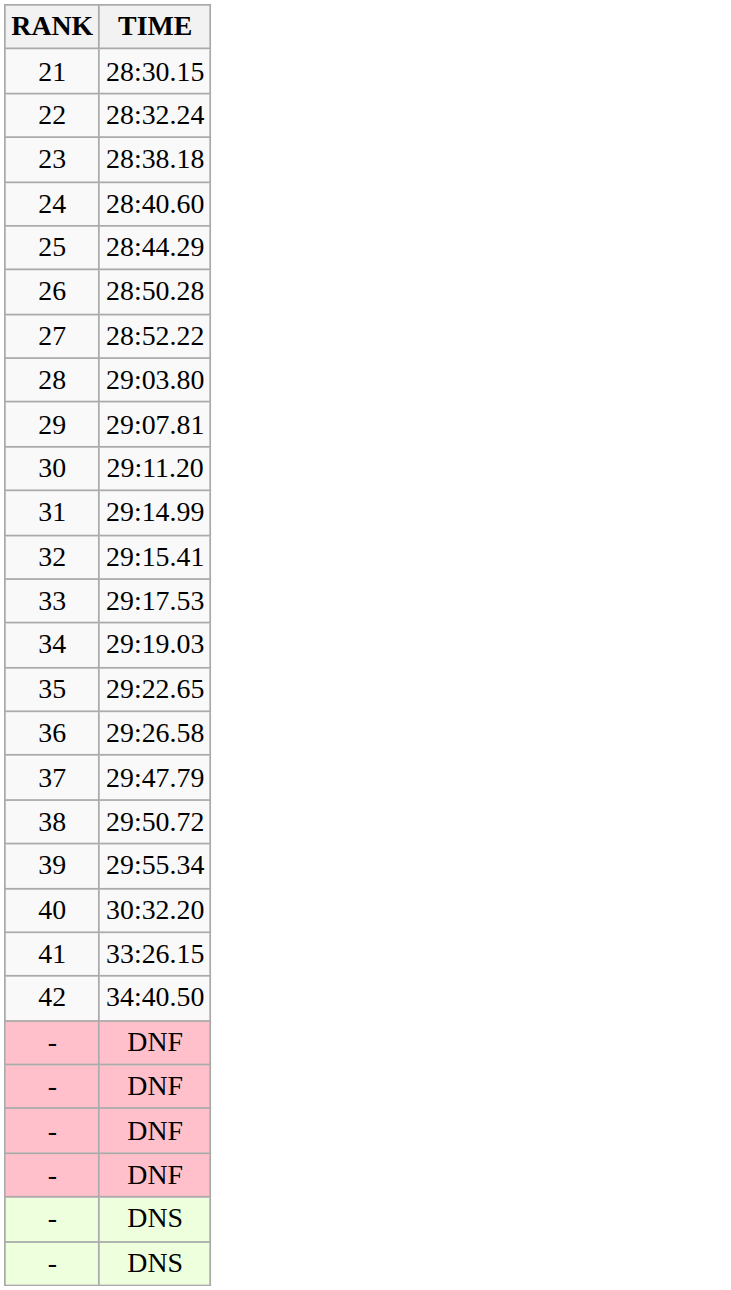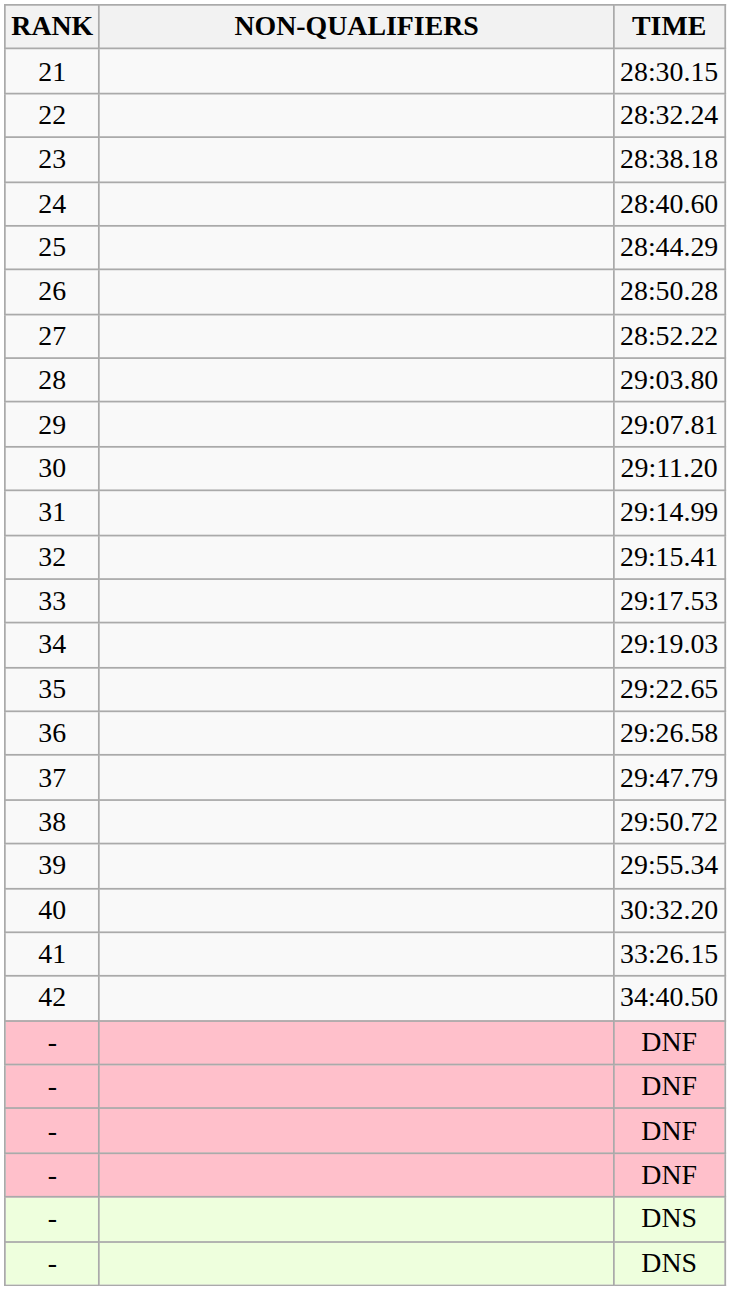+ column: (357, 26)
